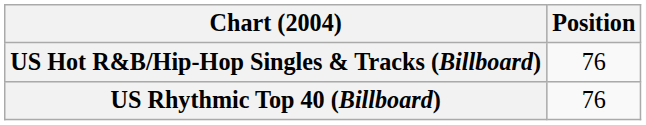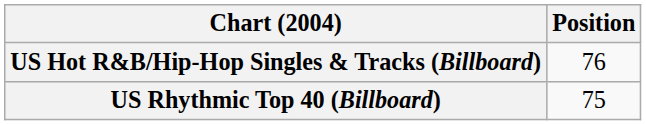(594, 100) 76 -> (594, 100) 75
